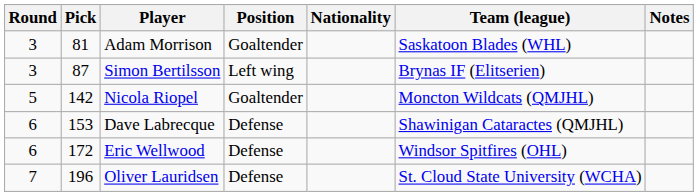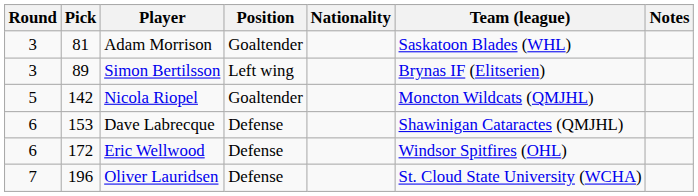(81, 71) 87 -> (81, 71) 89
